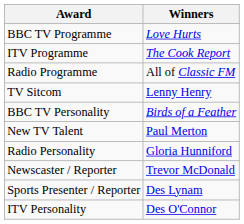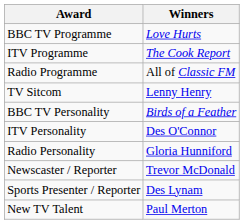rows swapped: (47, 209) <-> (45, 131)
